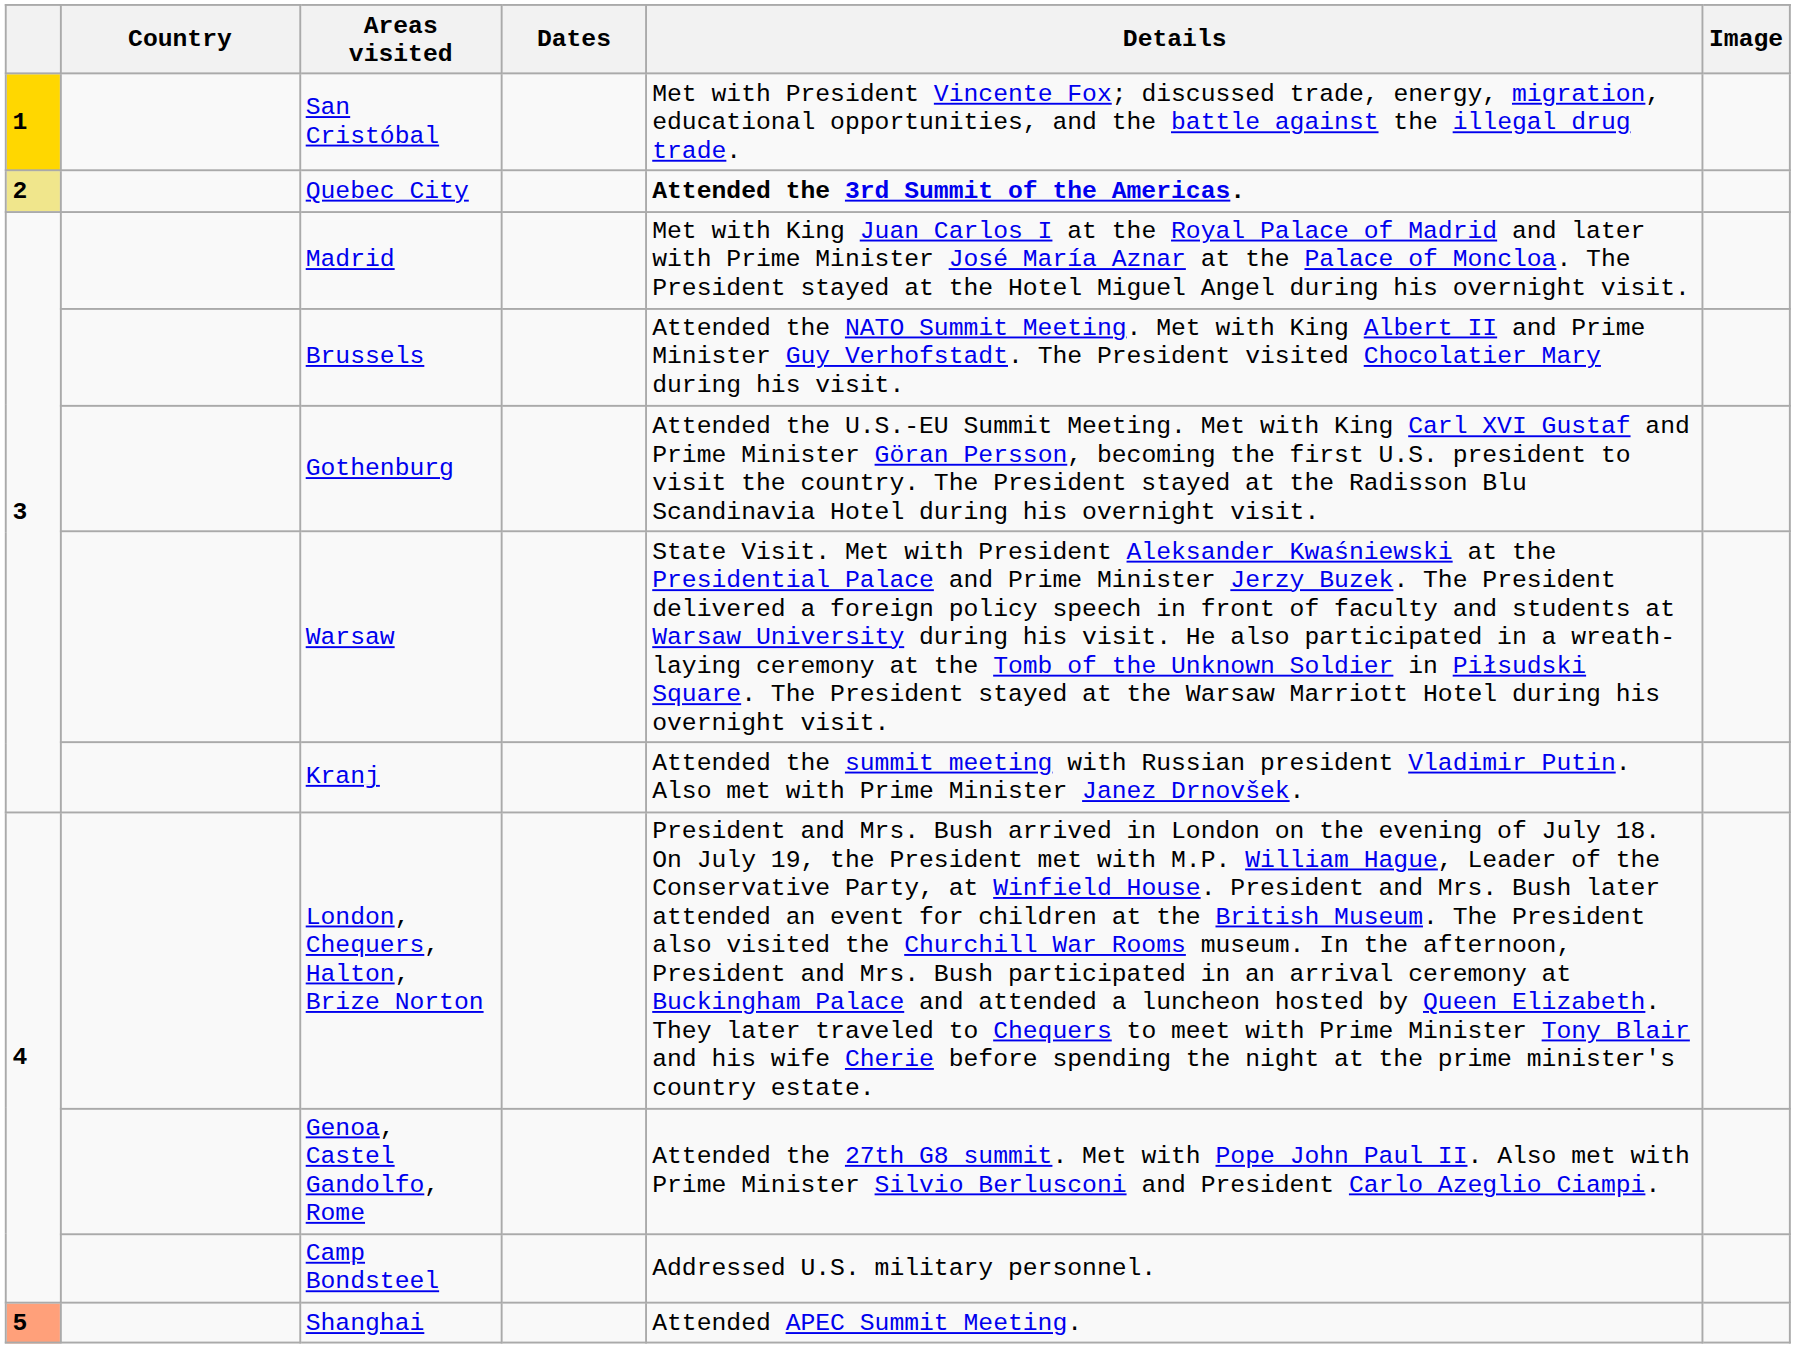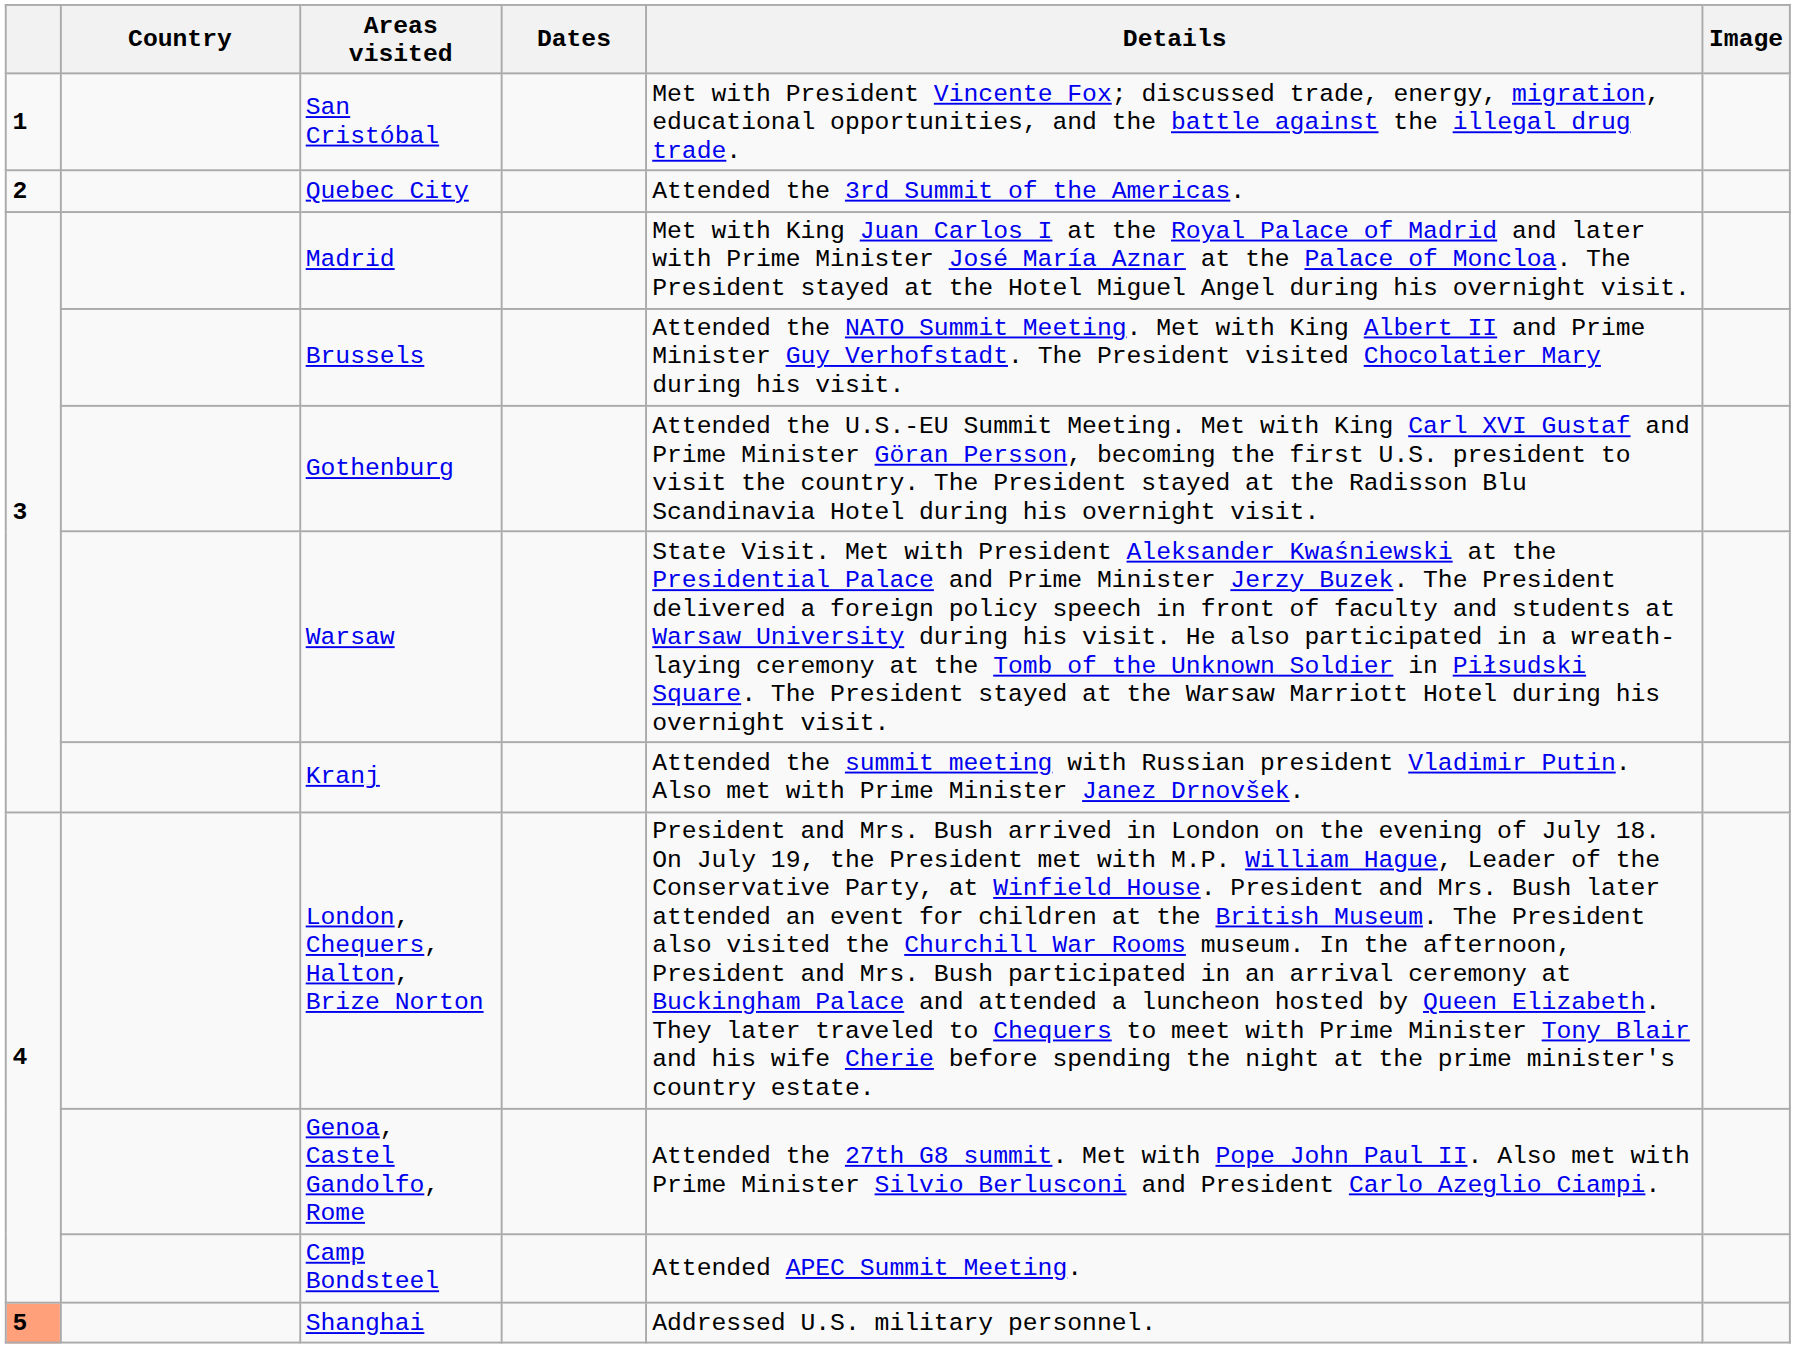(20, 122) gold background -> (20, 122) no background
(20, 191) khaki background -> (20, 191) no background
(949, 191) bold -> (949, 191) normal
(904, 1268) Addressed U.S. military personnel. -> (867, 1268) Attended APEC Summit Meeting.
(867, 1323) Attended APEC Summit Meeting. -> (904, 1323) Addressed U.S. military personnel.
